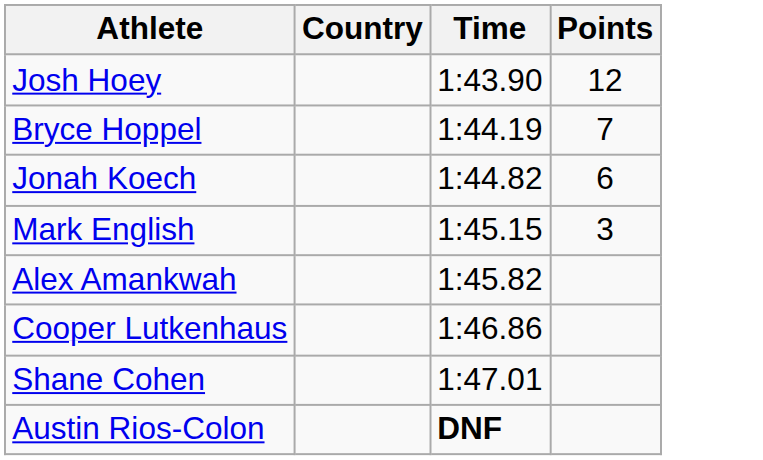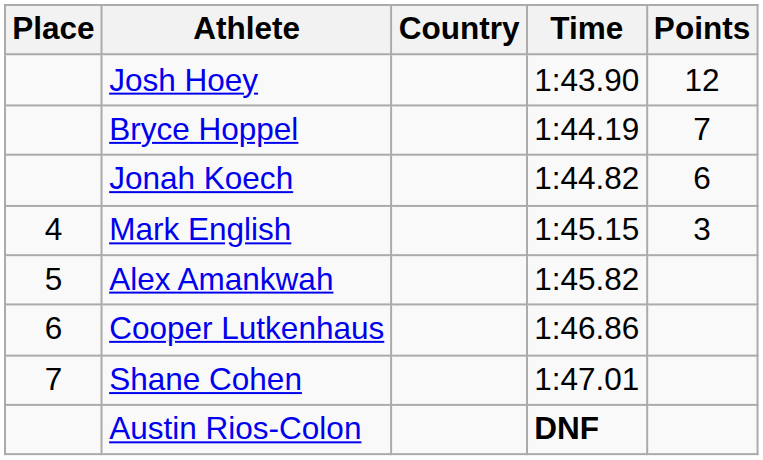+ column: (53, 29)
